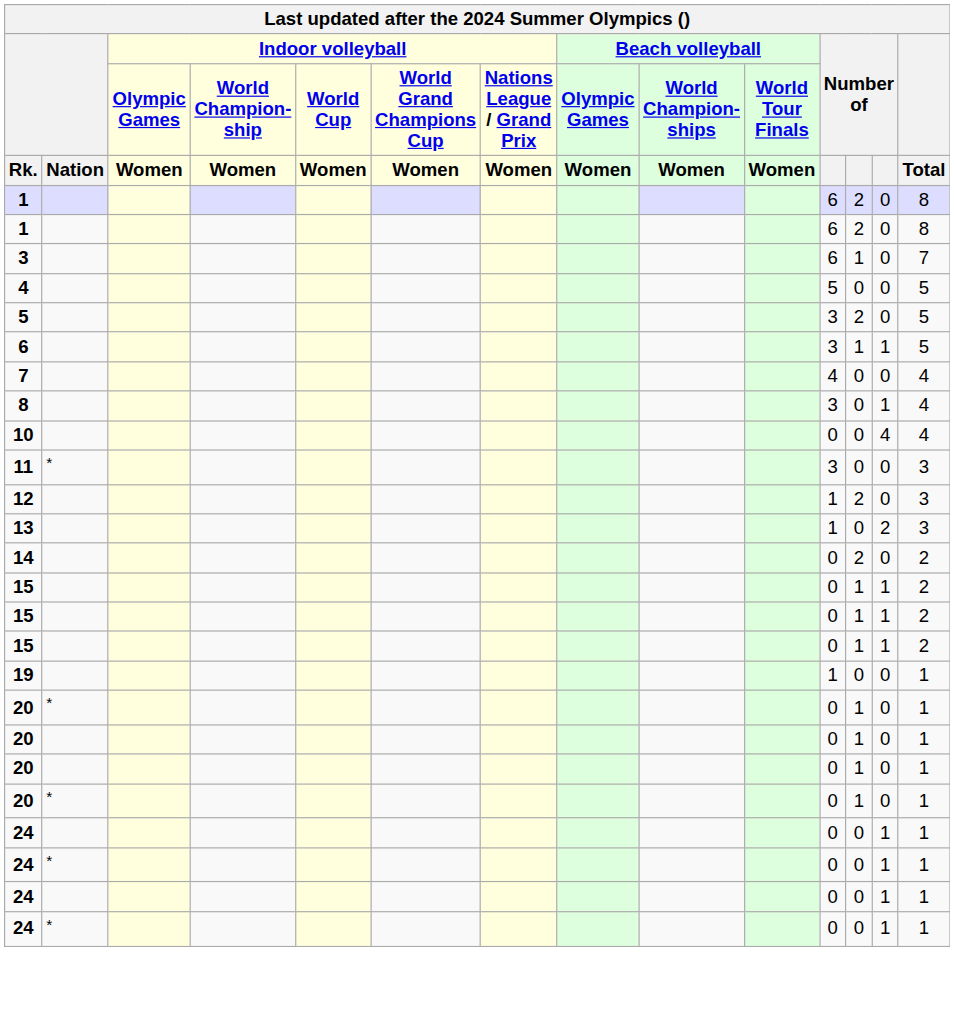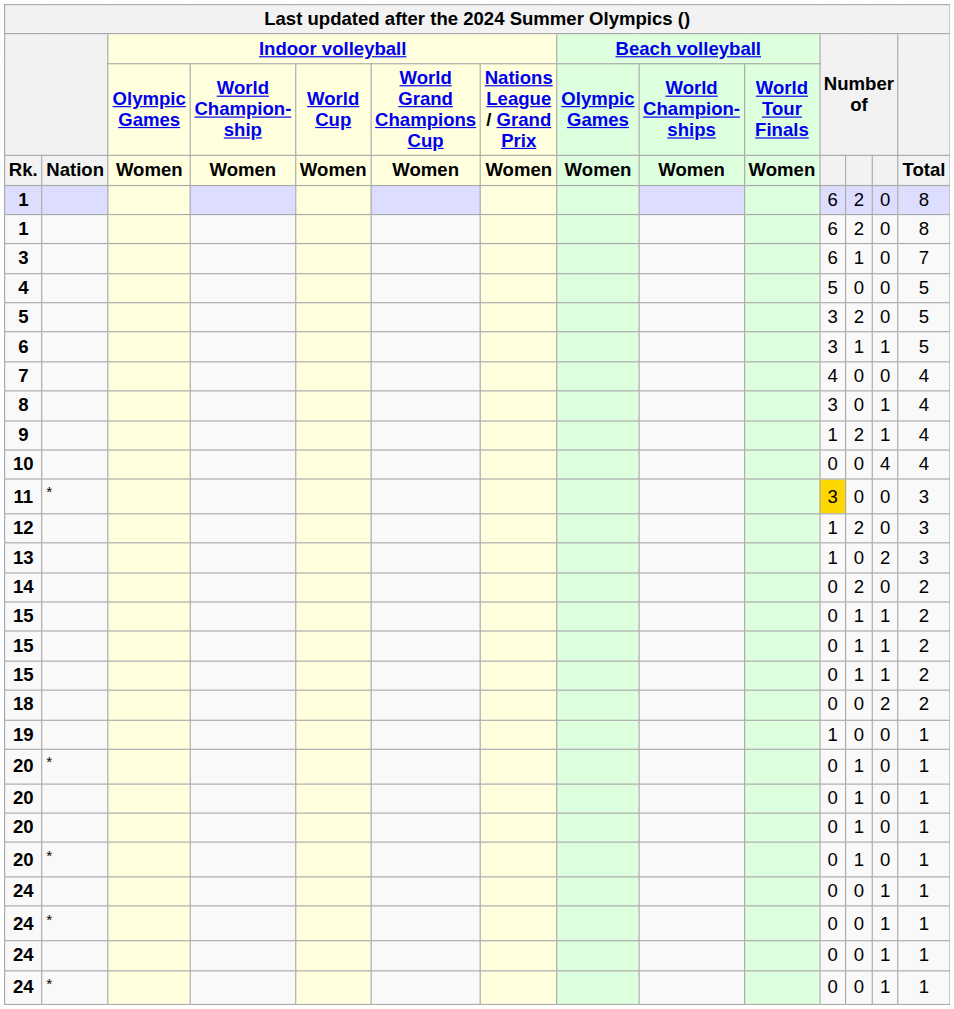+ row: (23, 435)
(833, 467) no background -> (833, 496) gold background
+ row: (23, 705)
